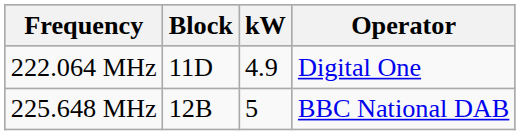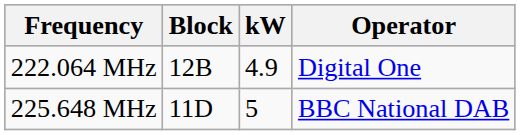(191, 66) 11D -> (191, 66) 12B
(191, 108) 12B -> (191, 108) 11D
